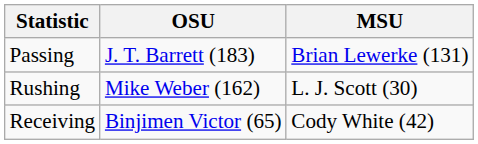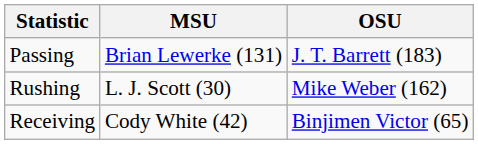columns swapped: (193, 21) <-> (380, 21)
